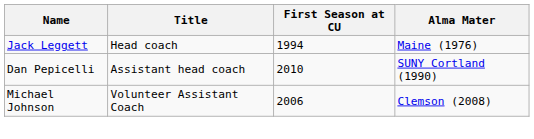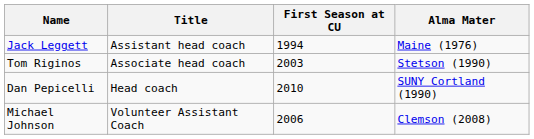(144, 45) Head coach -> (178, 45) Assistant head coach
+ row: (44, 63)
(178, 69) Assistant head coach -> (144, 88) Head coach
